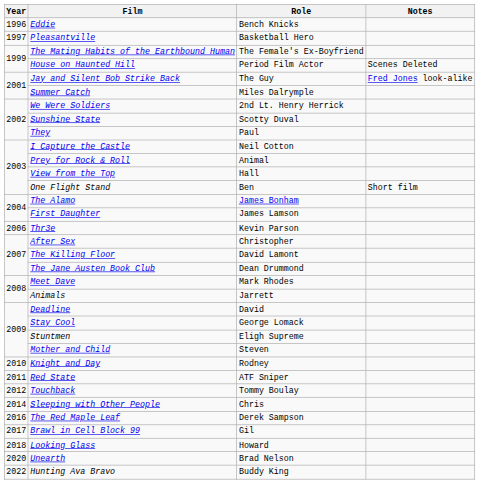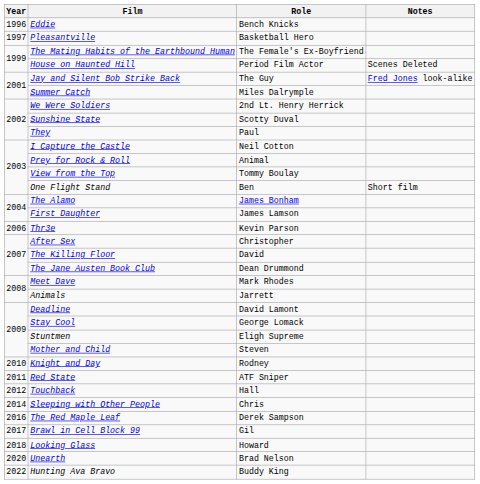(249, 174) Hall -> (269, 174) Tommy Boulay
(269, 255) David Lamont -> (251, 255) David
(251, 309) David -> (269, 309) David Lamont
(269, 391) Tommy Boulay -> (249, 391) Hall
